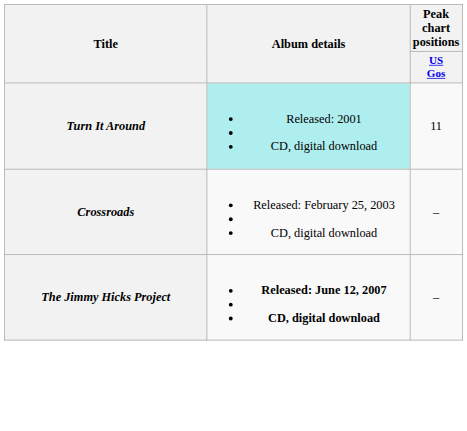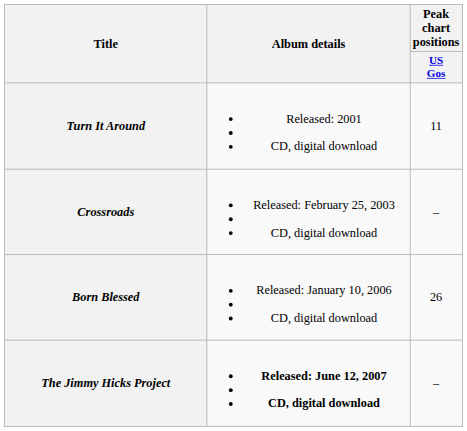(309, 133) paleturquoise background -> (309, 133) no background
+ row: (106, 297)
